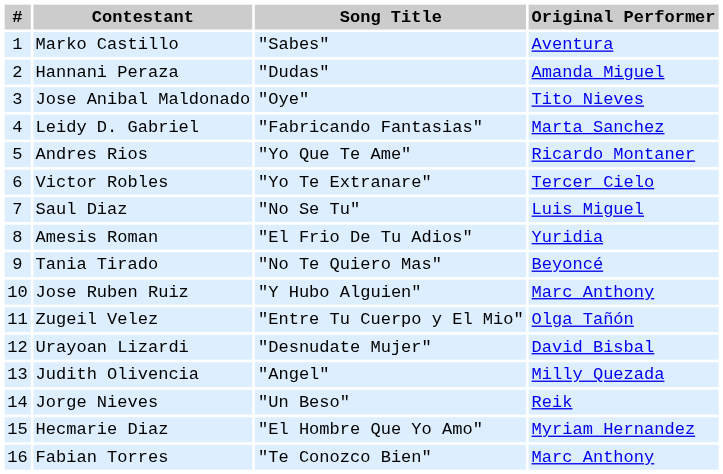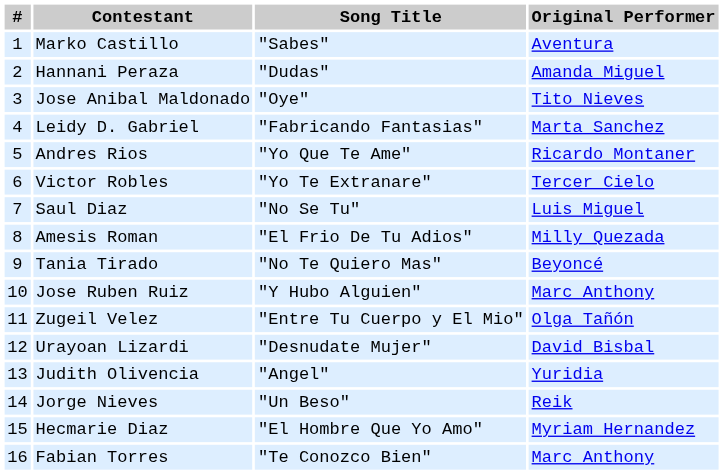(567, 237) Yuridia -> (598, 237) Milly Quezada
(598, 375) Milly Quezada -> (567, 375) Yuridia
